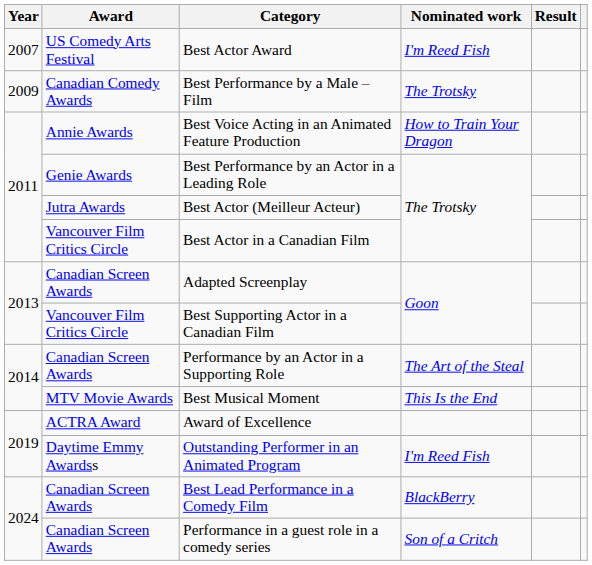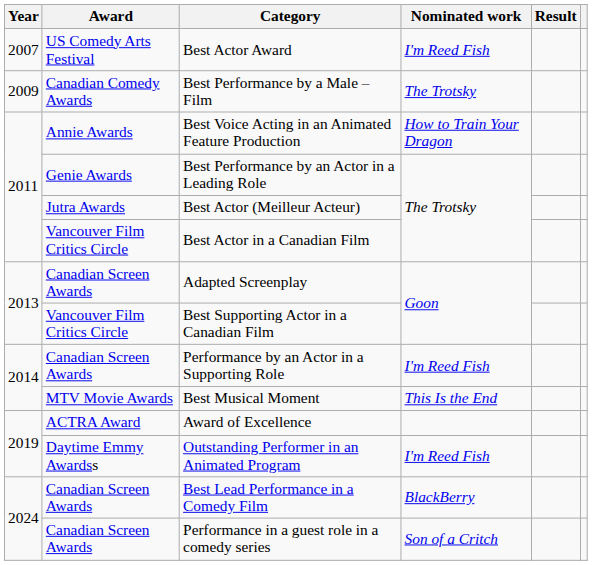(464, 365) The Art of the Steal -> (447, 365) I'm Reed Fish
